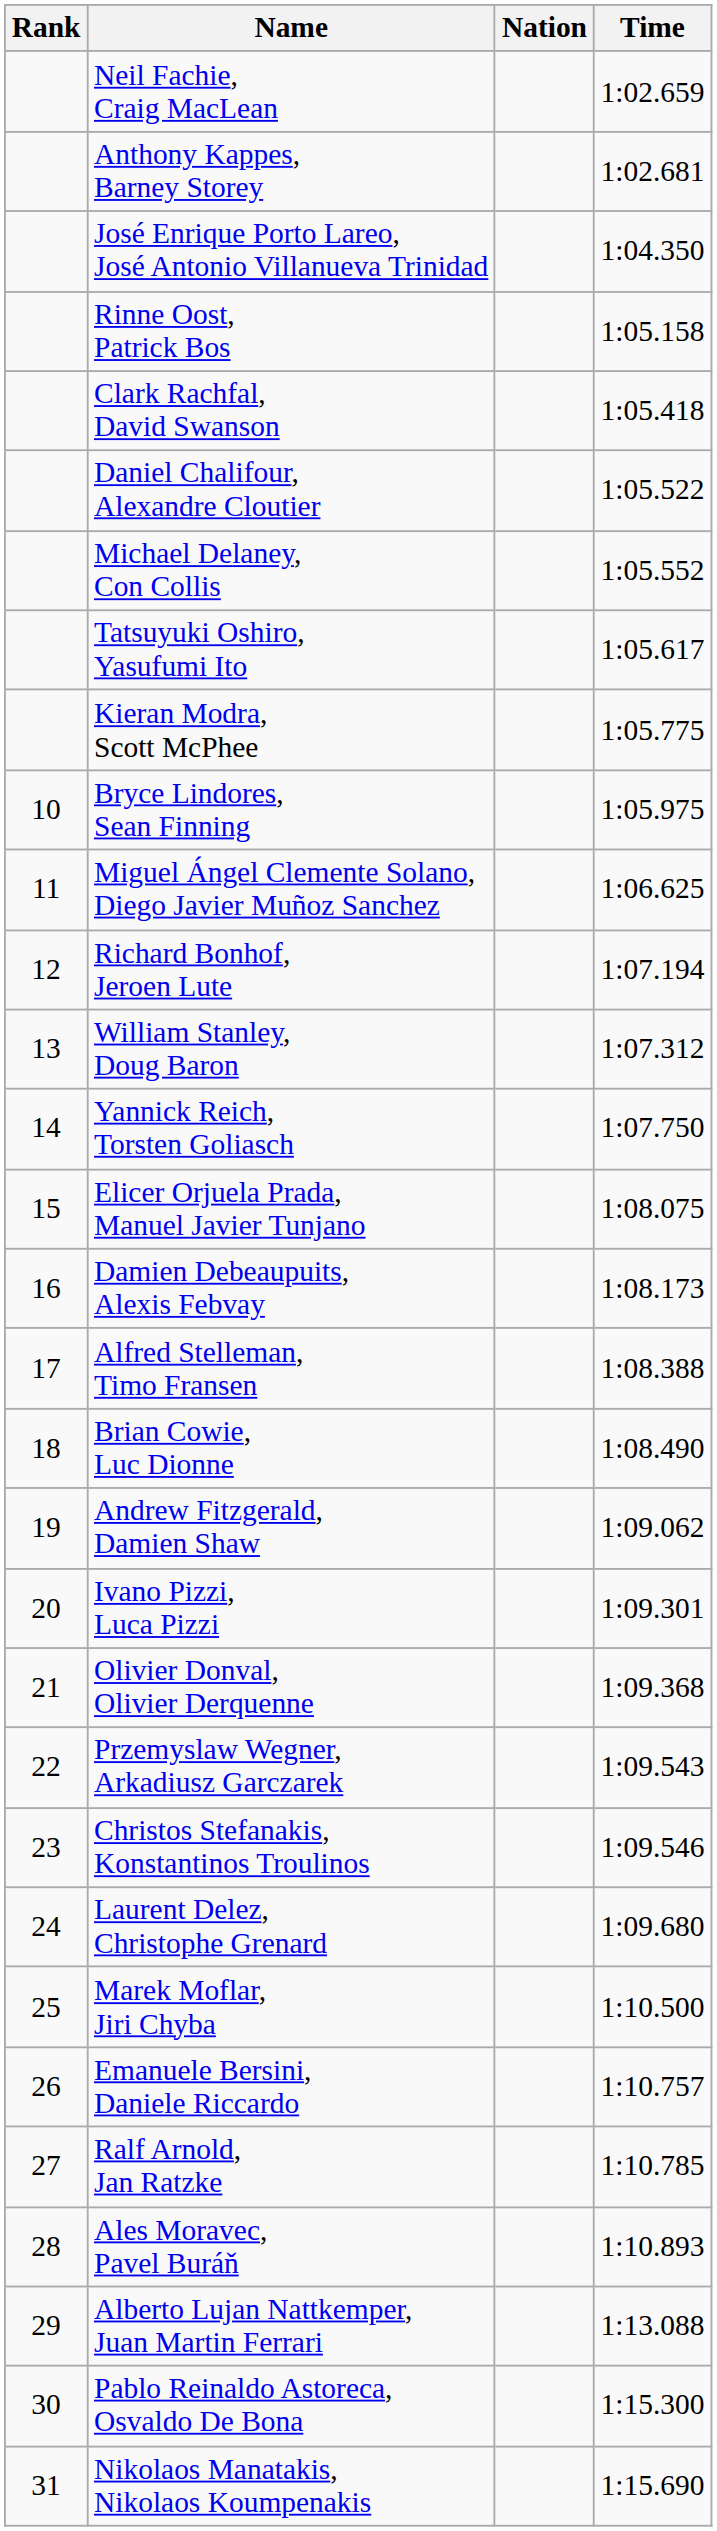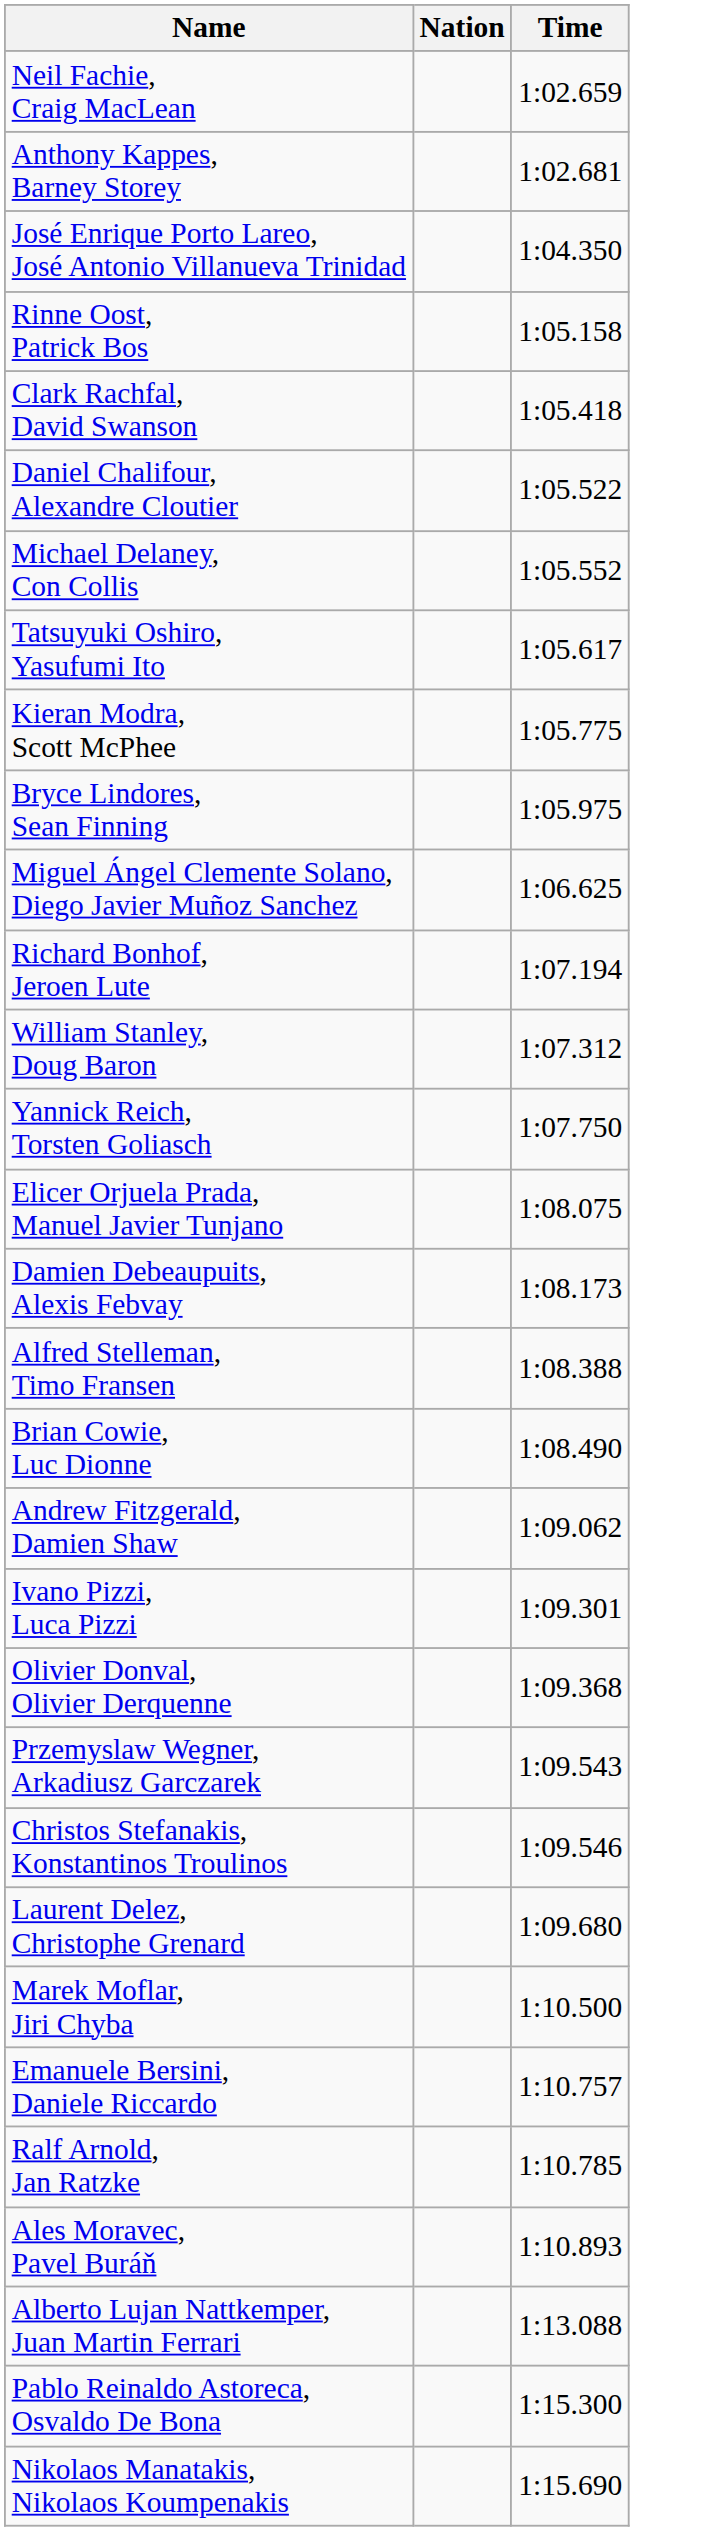- column: (46, 27)
